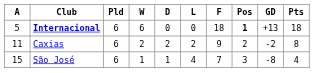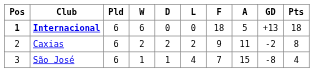columns swapped: (245, 12) <-> (17, 12)
